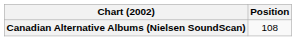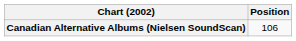(270, 28) 108 -> (270, 28) 106
